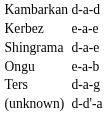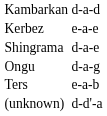(85, 66) e-a-b -> (86, 66) d-a-g
(86, 85) d-a-g -> (85, 85) e-a-b
